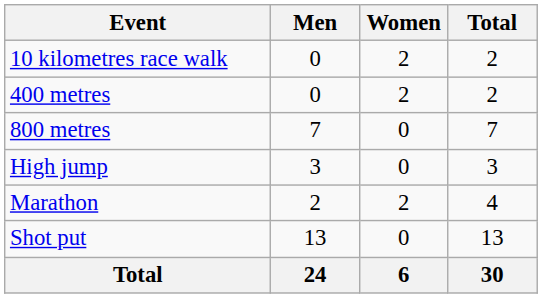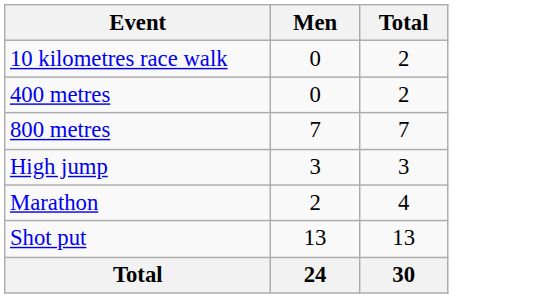- column: (404, 22)
